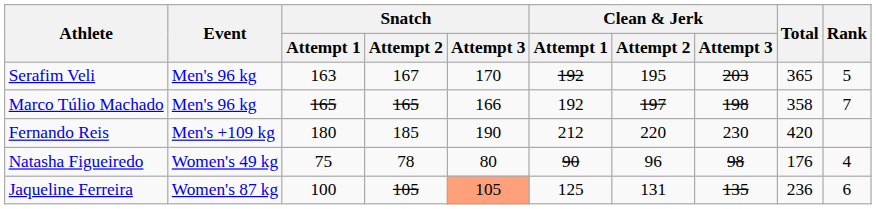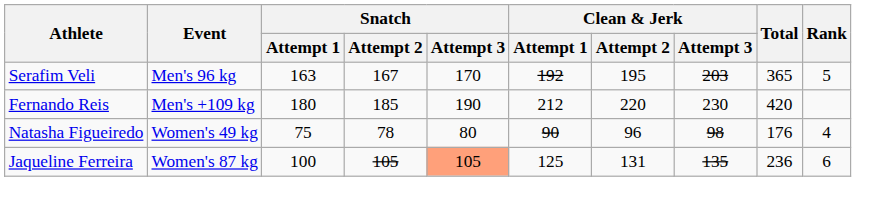- row: (86, 104)
